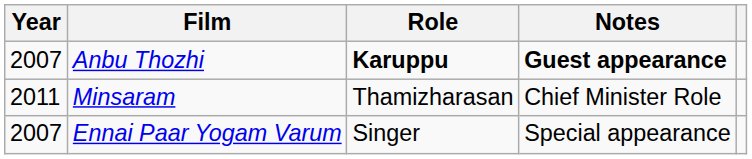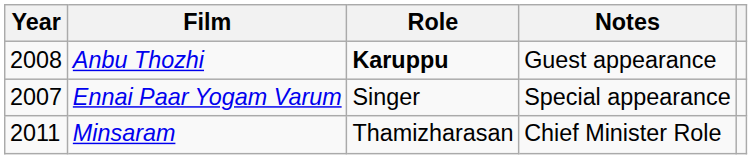(36, 60) 2007 -> (36, 60) 2008
(625, 60) bold -> (620, 60) normal
rows swapped: (207, 134) <-> (124, 97)
